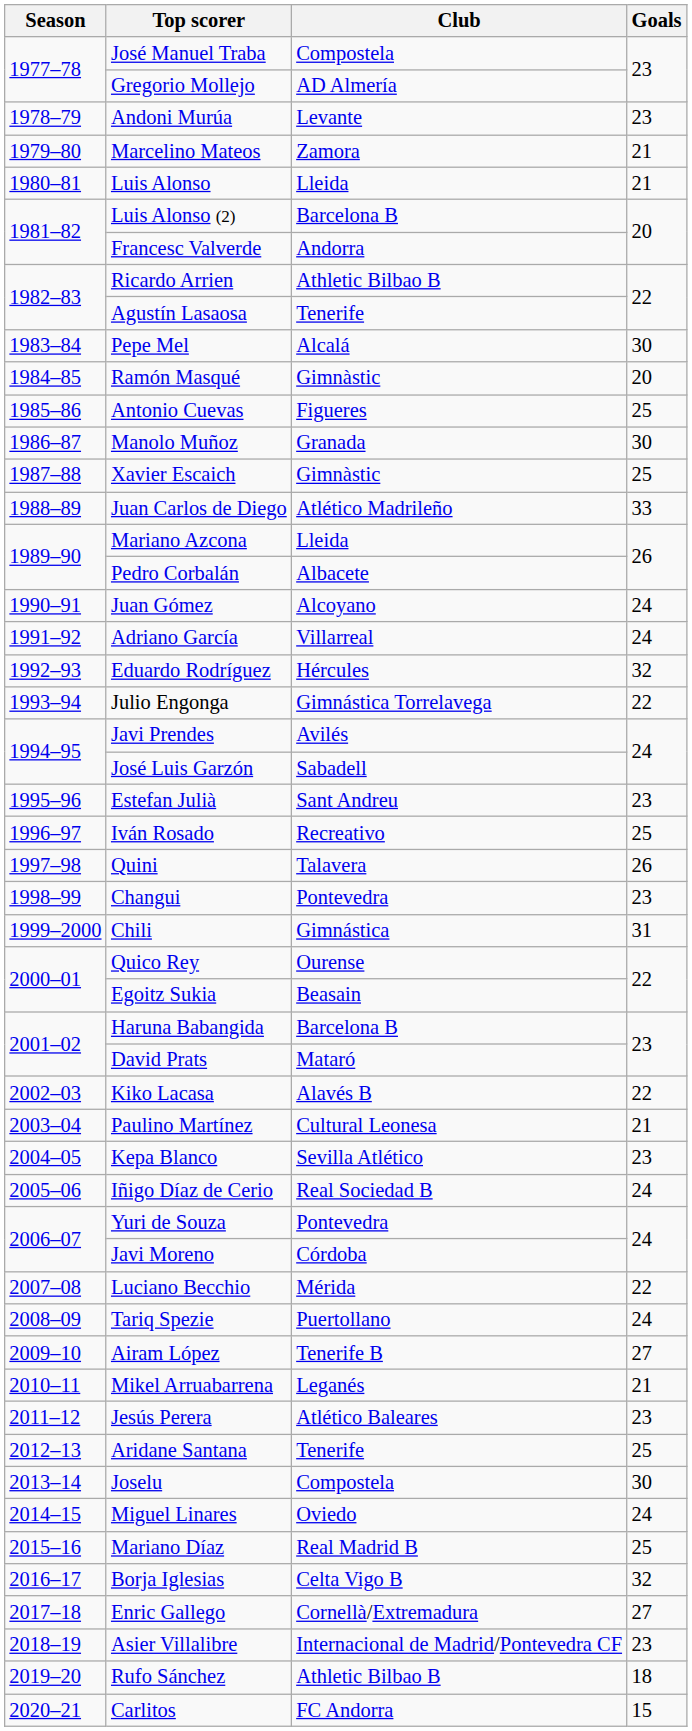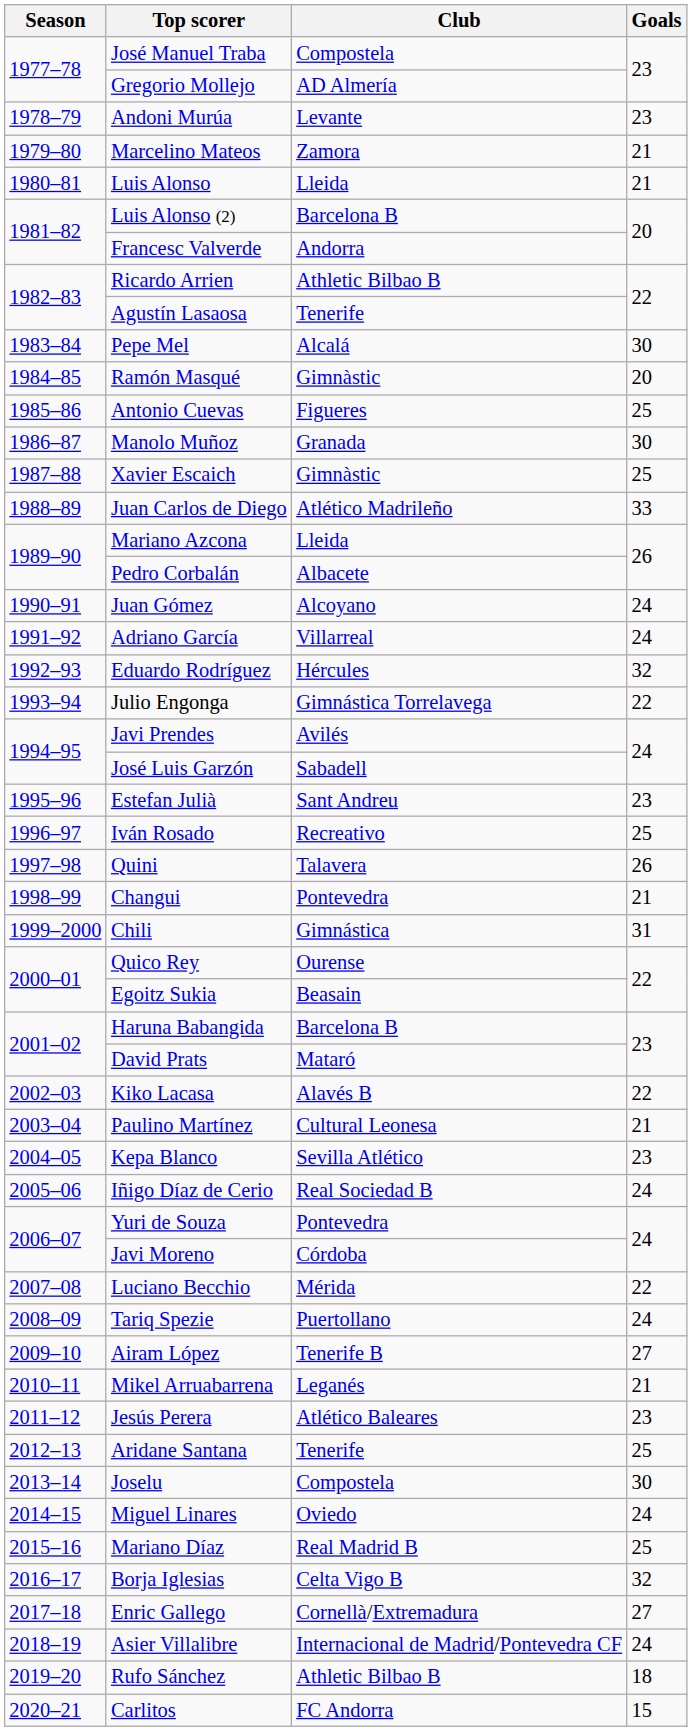(642, 897) 23 -> (642, 897) 21
(642, 1644) 23 -> (642, 1644) 24
